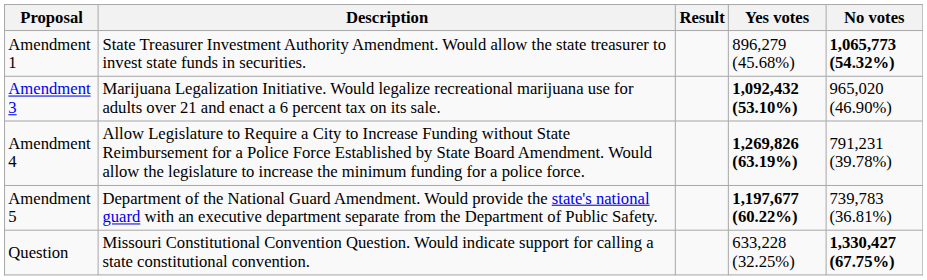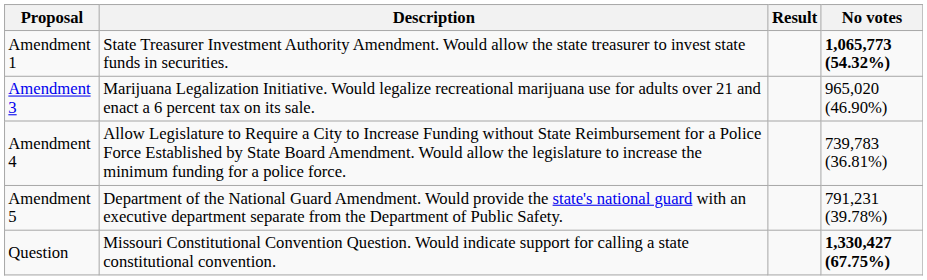- column: (777, 17)
(861, 153) 791,231 (39.78%) -> (856, 153) 739,783 (36.81%)
(861, 207) 739,783 (36.81%) -> (856, 207) 791,231 (39.78%)
